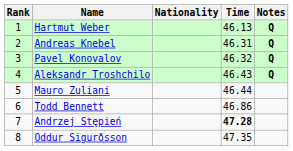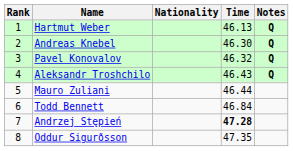(238, 44) 46.31 -> (238, 44) 46.30
(238, 106) 46.86 -> (238, 106) 46.84
